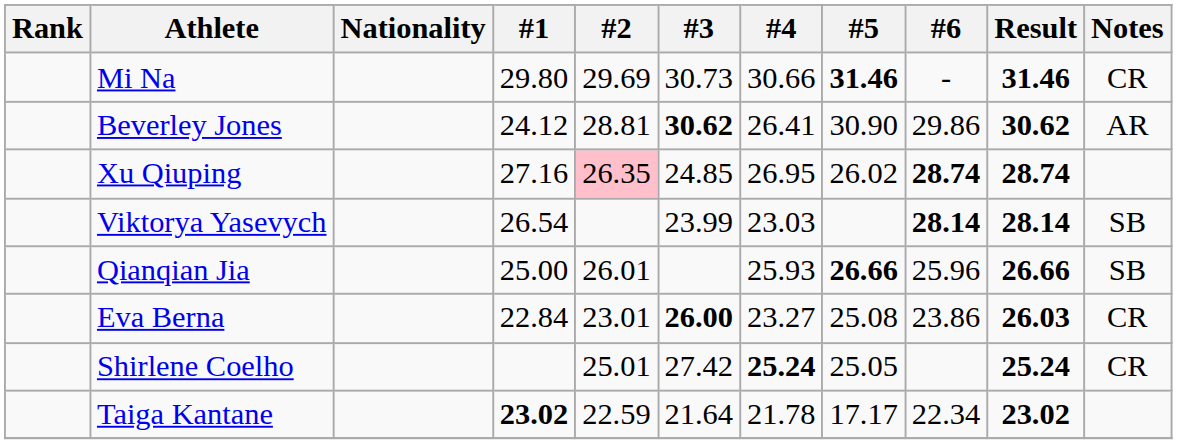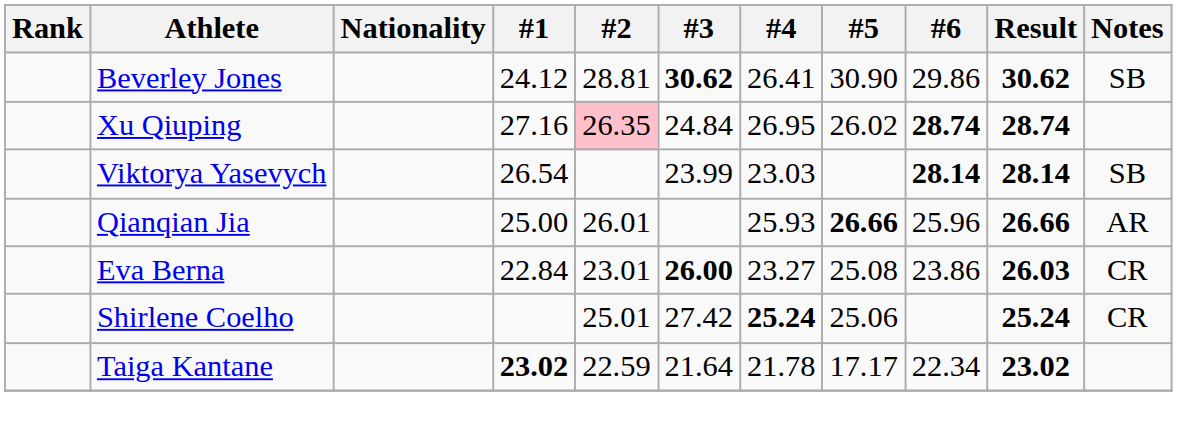- row: (136, 76)
(1127, 125) AR -> (1127, 76) SB
(699, 173) 24.85 -> (699, 125) 24.84
(1127, 269) SB -> (1127, 221) AR
(864, 366) 25.05 -> (864, 317) 25.06
